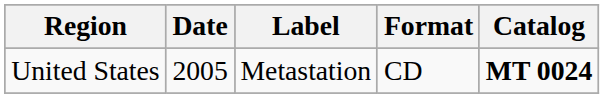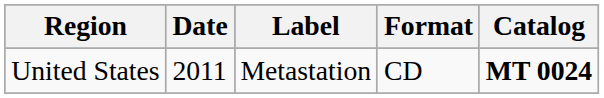(200, 70) 2005 -> (200, 70) 2011
